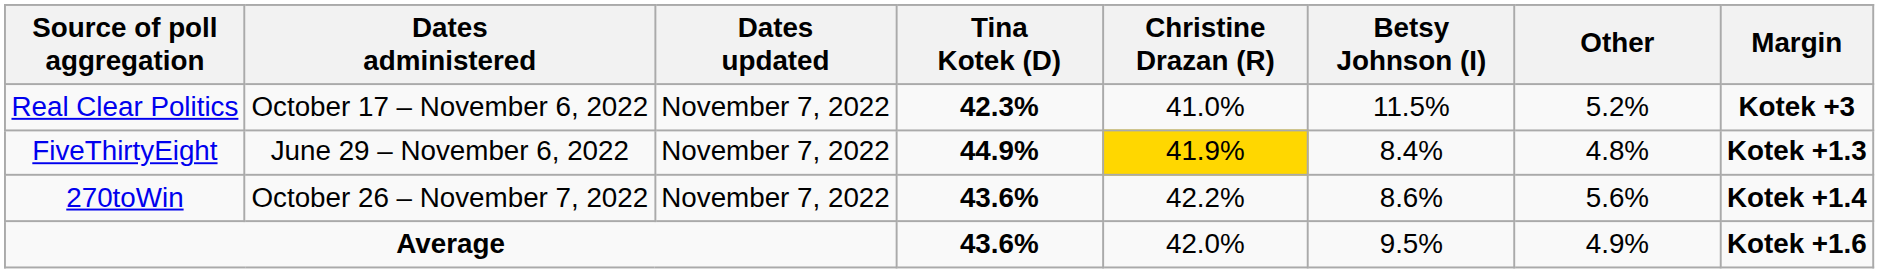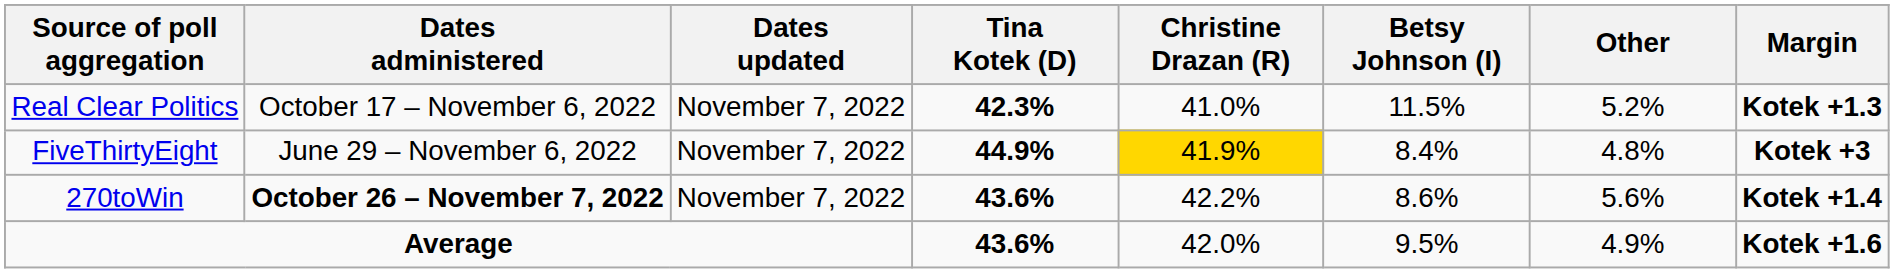(1797, 106) Kotek +3 -> (1812, 106) Kotek +1.3
(1797, 152) Kotek +1.3 -> (1812, 152) Kotek +3
(450, 198) normal -> (458, 198) bold
